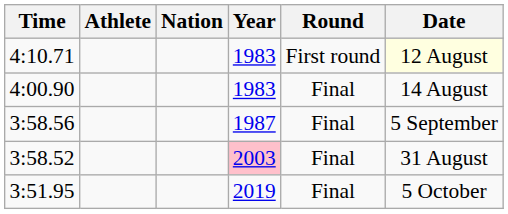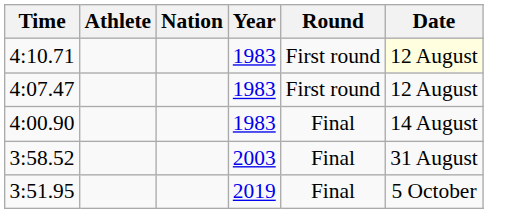+ row: (42, 89)
- row: (42, 123)
(254, 157) pink background -> (254, 157) no background
